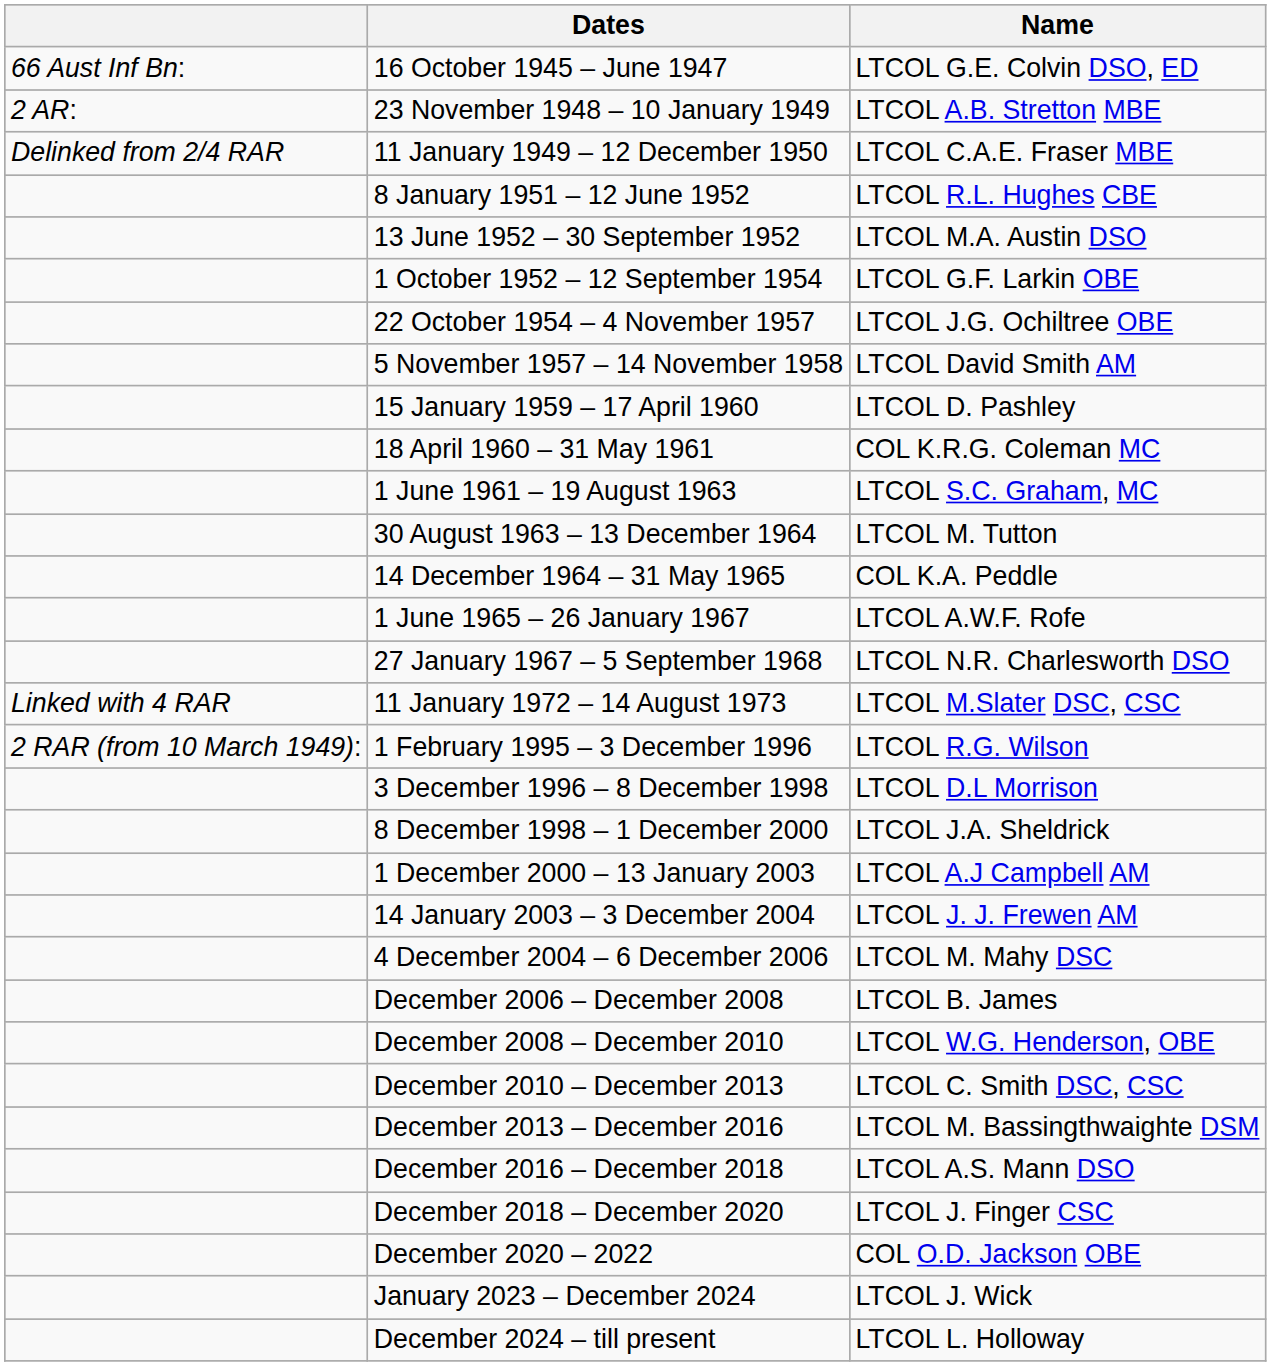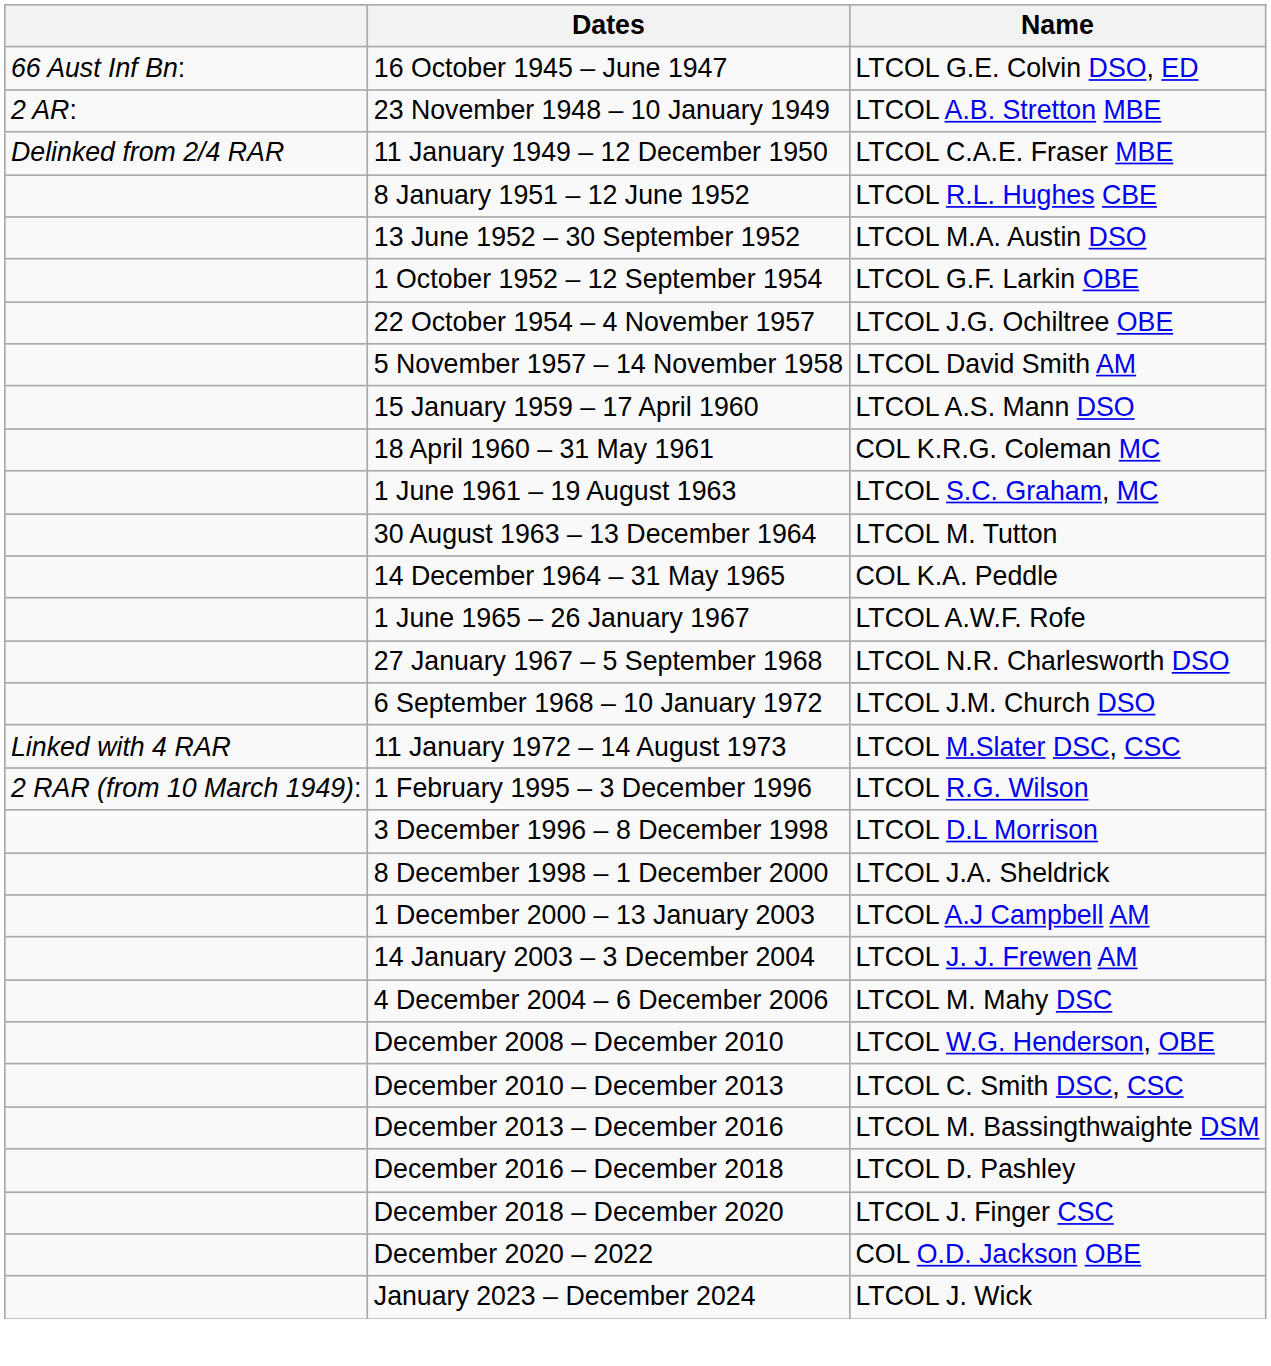(965, 407) LTCOL D. Pashley -> (995, 407) LTCOL A.S. Mann DSO
+ row: (598, 703)
- row: (579, 1000)
(995, 1169) LTCOL A.S. Mann DSO -> (965, 1169) LTCOL D. Pashley
- row: (545, 1339)
